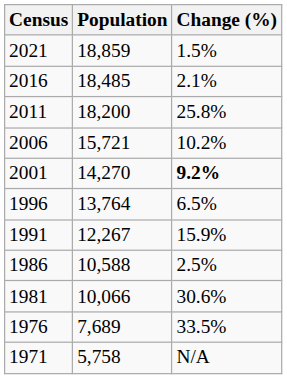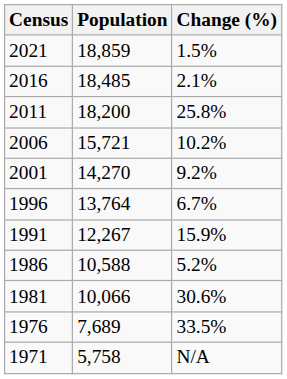(198, 173) bold -> (197, 173) normal
(197, 204) 6.5% -> (197, 204) 6.7%
(197, 265) 2.5% -> (197, 265) 5.2%
